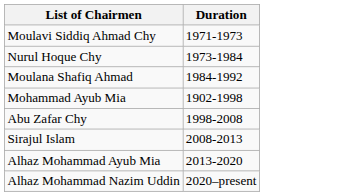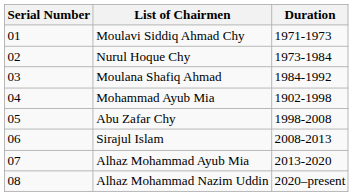+ column: (49, 14)
